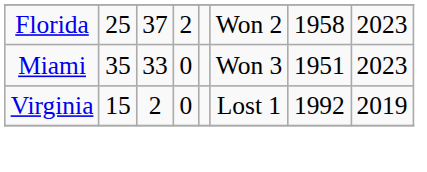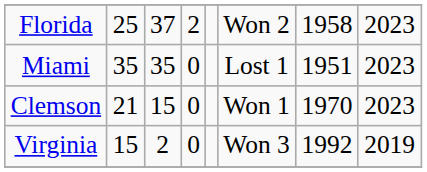(155, 65) 33 -> (163, 65) 35
(249, 65) Won 3 -> (257, 65) Lost 1
+ row: (56, 105)
(249, 105) Lost 1 -> (257, 145) Won 3
